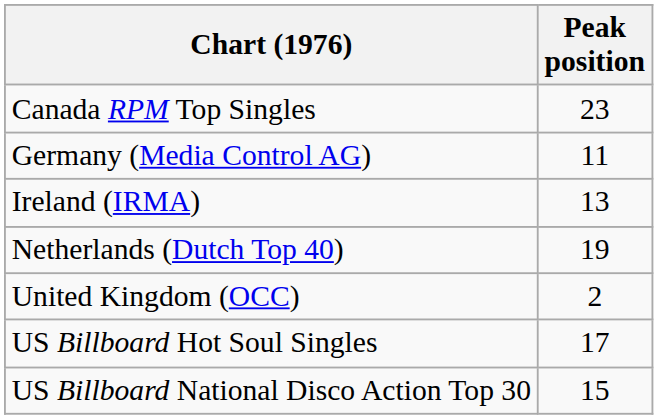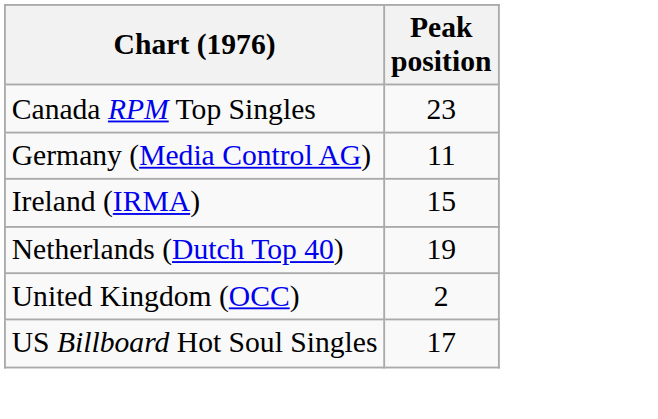(595, 202) 13 -> (441, 202) 15
- row: (271, 389)
